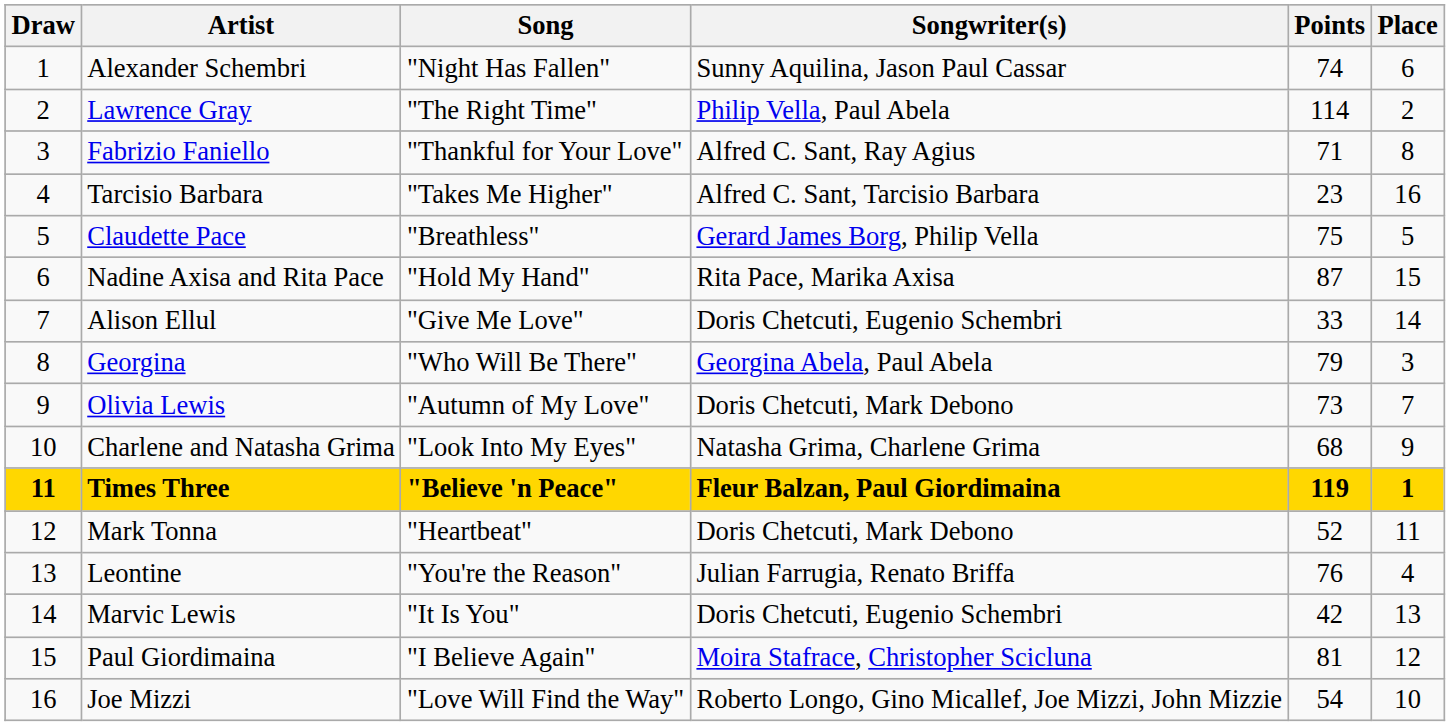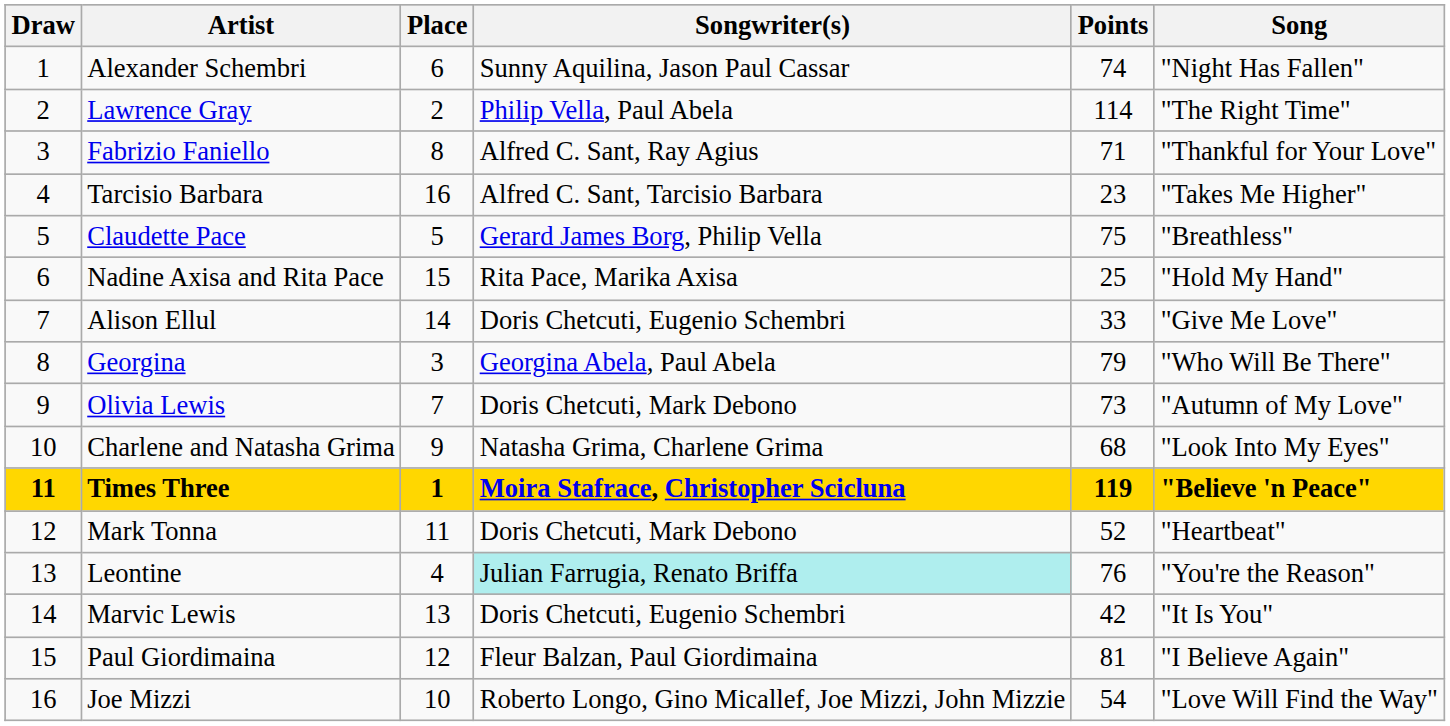columns swapped: (546, 25) <-> (1408, 25)
(1330, 278) 87 -> (1113, 278) 25
(878, 488) Fleur Balzan, Paul Giordimaina -> (693, 488) Moira Stafrace, Christopher Scicluna
(855, 573) no background -> (639, 573) paleturquoise background
(894, 657) Moira Stafrace, Christopher Scicluna -> (649, 657) Fleur Balzan, Paul Giordimaina
